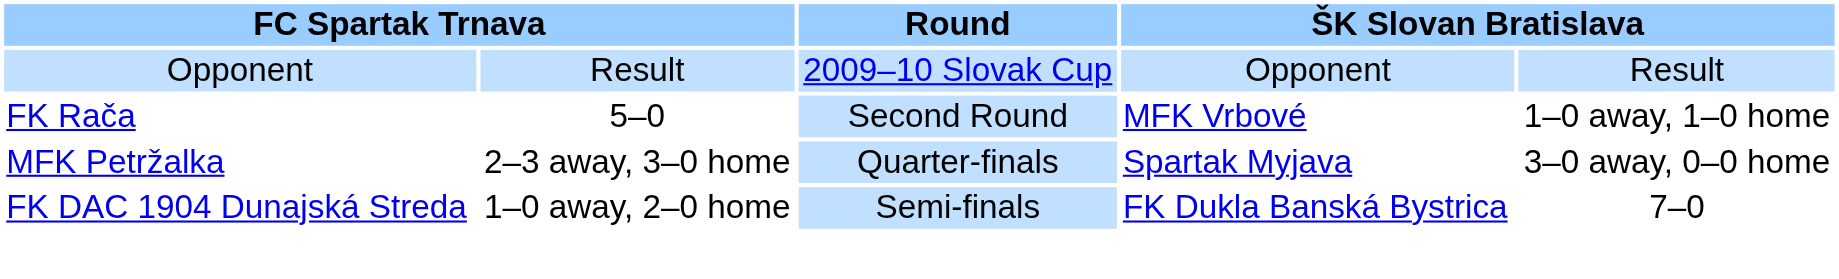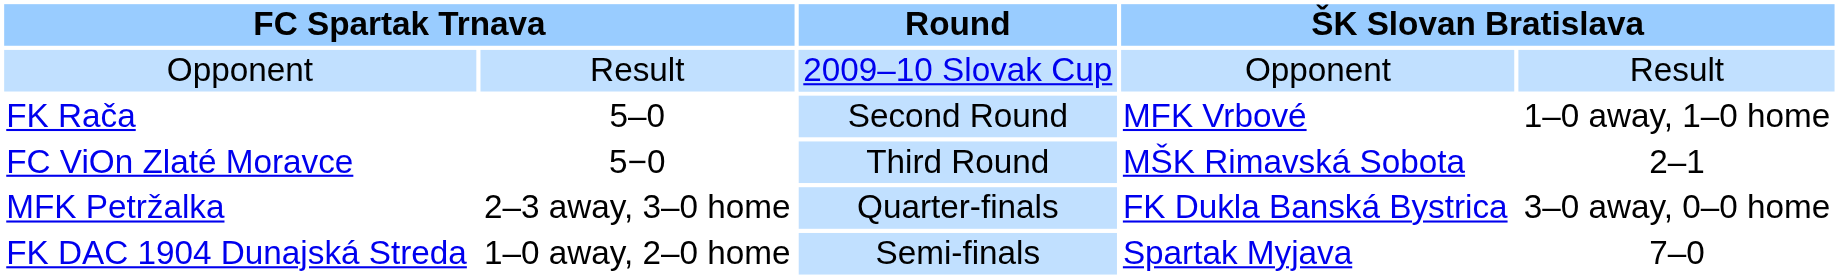+ row: (180, 161)
(1238, 161) Spartak Myjava -> (1315, 207) FK Dukla Banská Bystrica
(1315, 207) FK Dukla Banská Bystrica -> (1238, 253) Spartak Myjava
